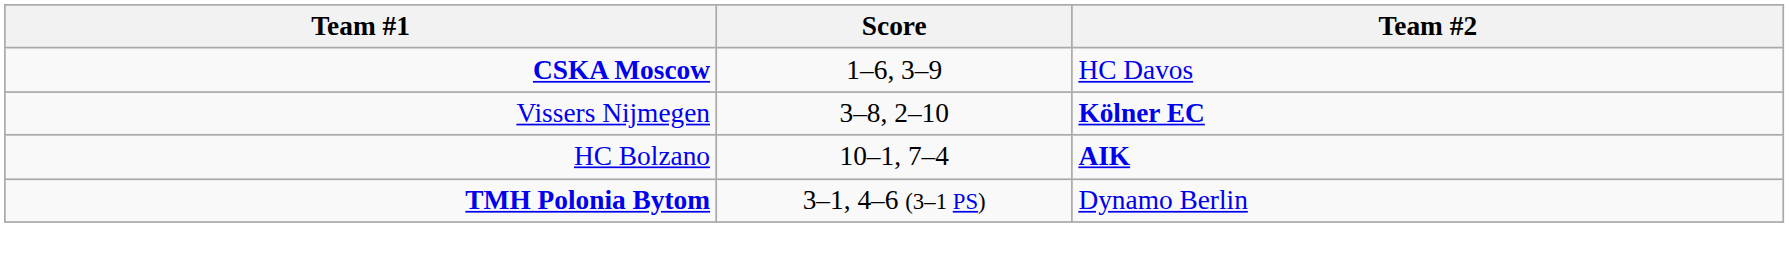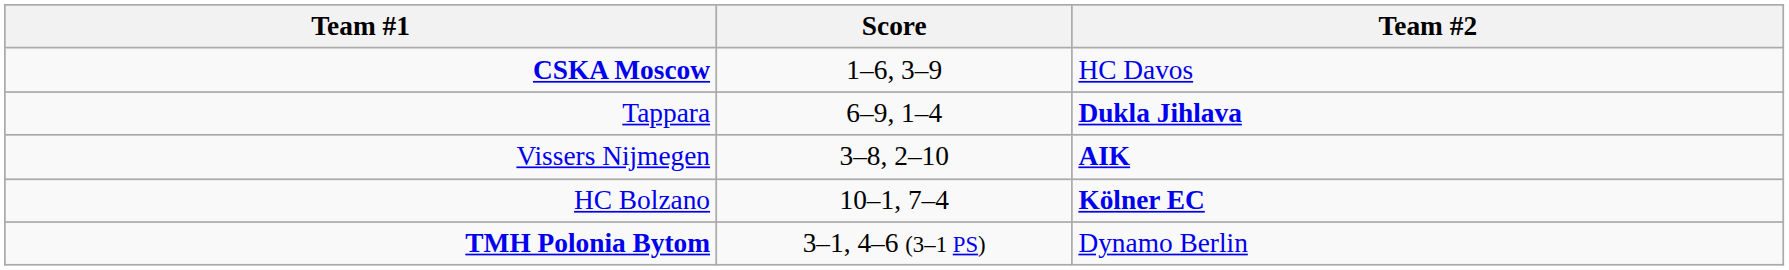+ row: (666, 112)
(1142, 112) Kölner EC -> (1104, 156) AIK
(1104, 156) AIK -> (1142, 199) Kölner EC
